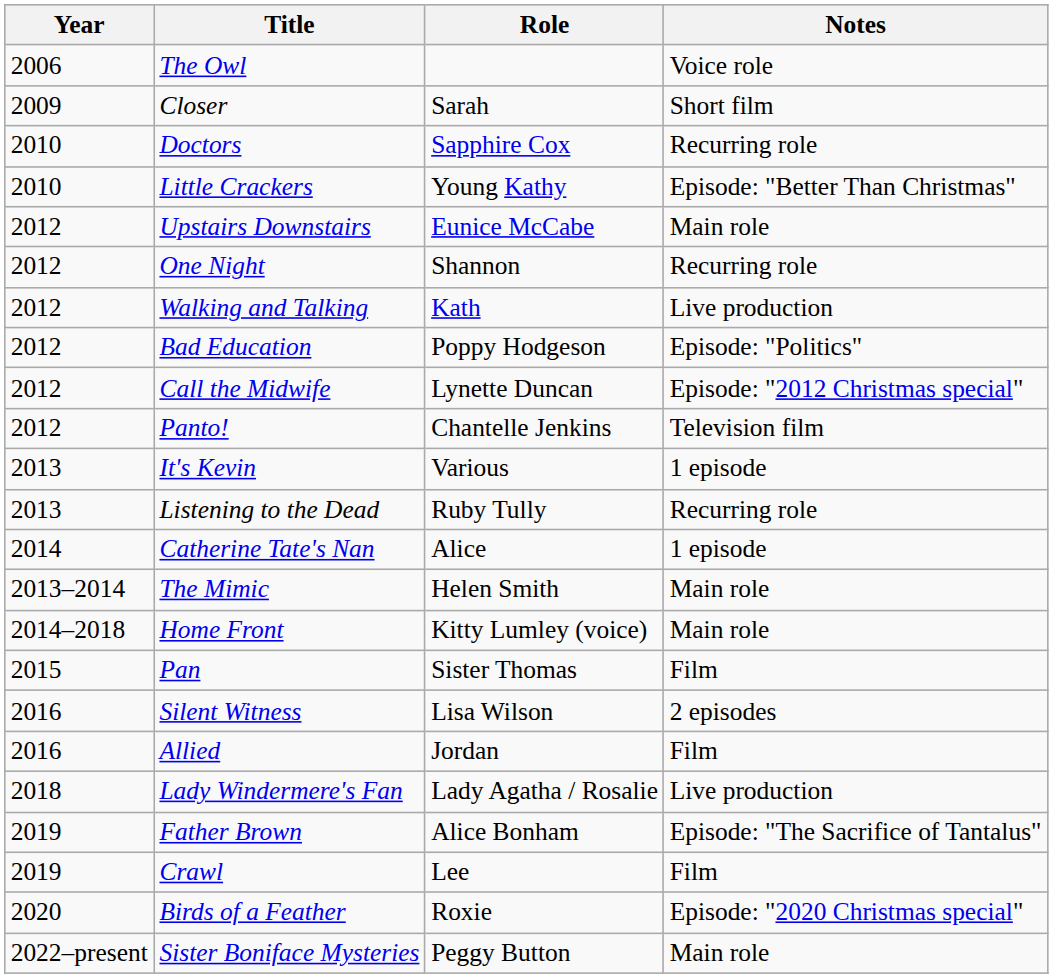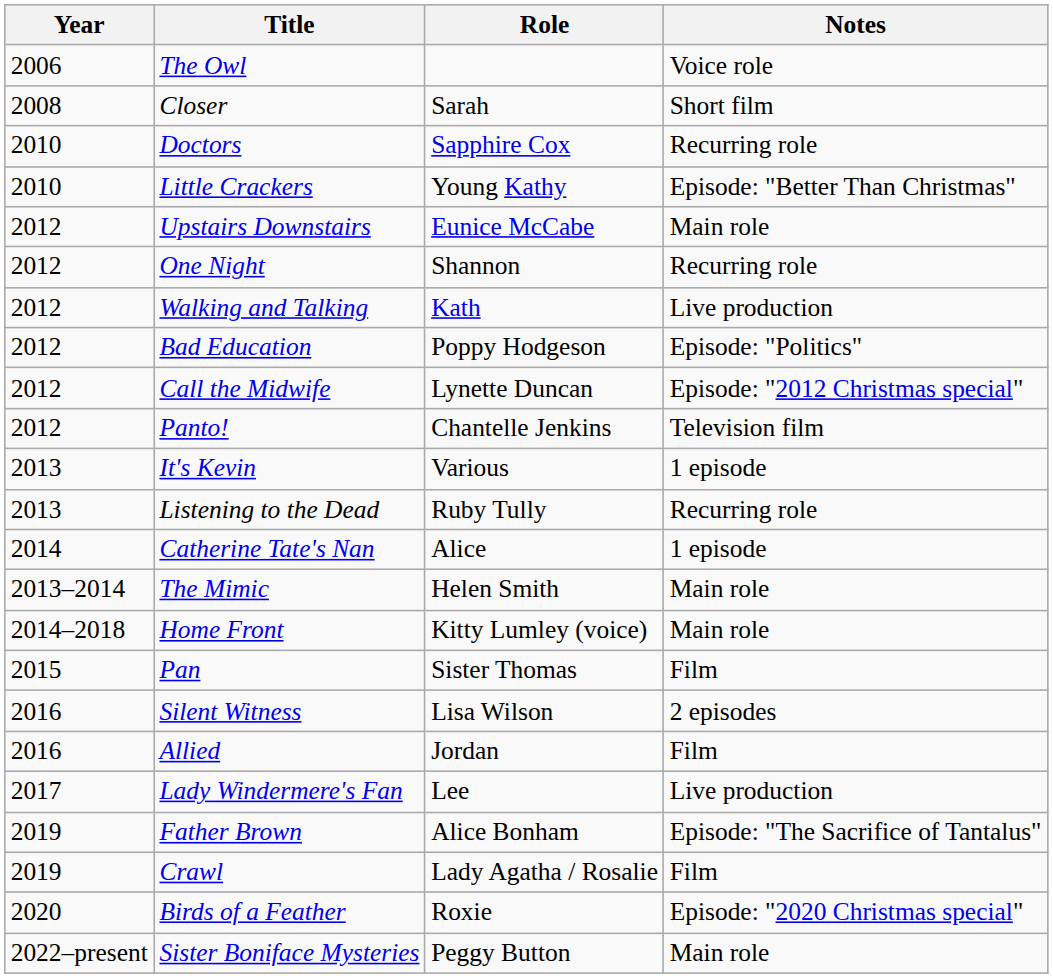(36, 105) 2009 -> (36, 105) 2008
(36, 791) 2018 -> (36, 791) 2017
(545, 791) Lady Agatha / Rosalie -> (450, 791) Lee
(450, 871) Lee -> (545, 871) Lady Agatha / Rosalie
